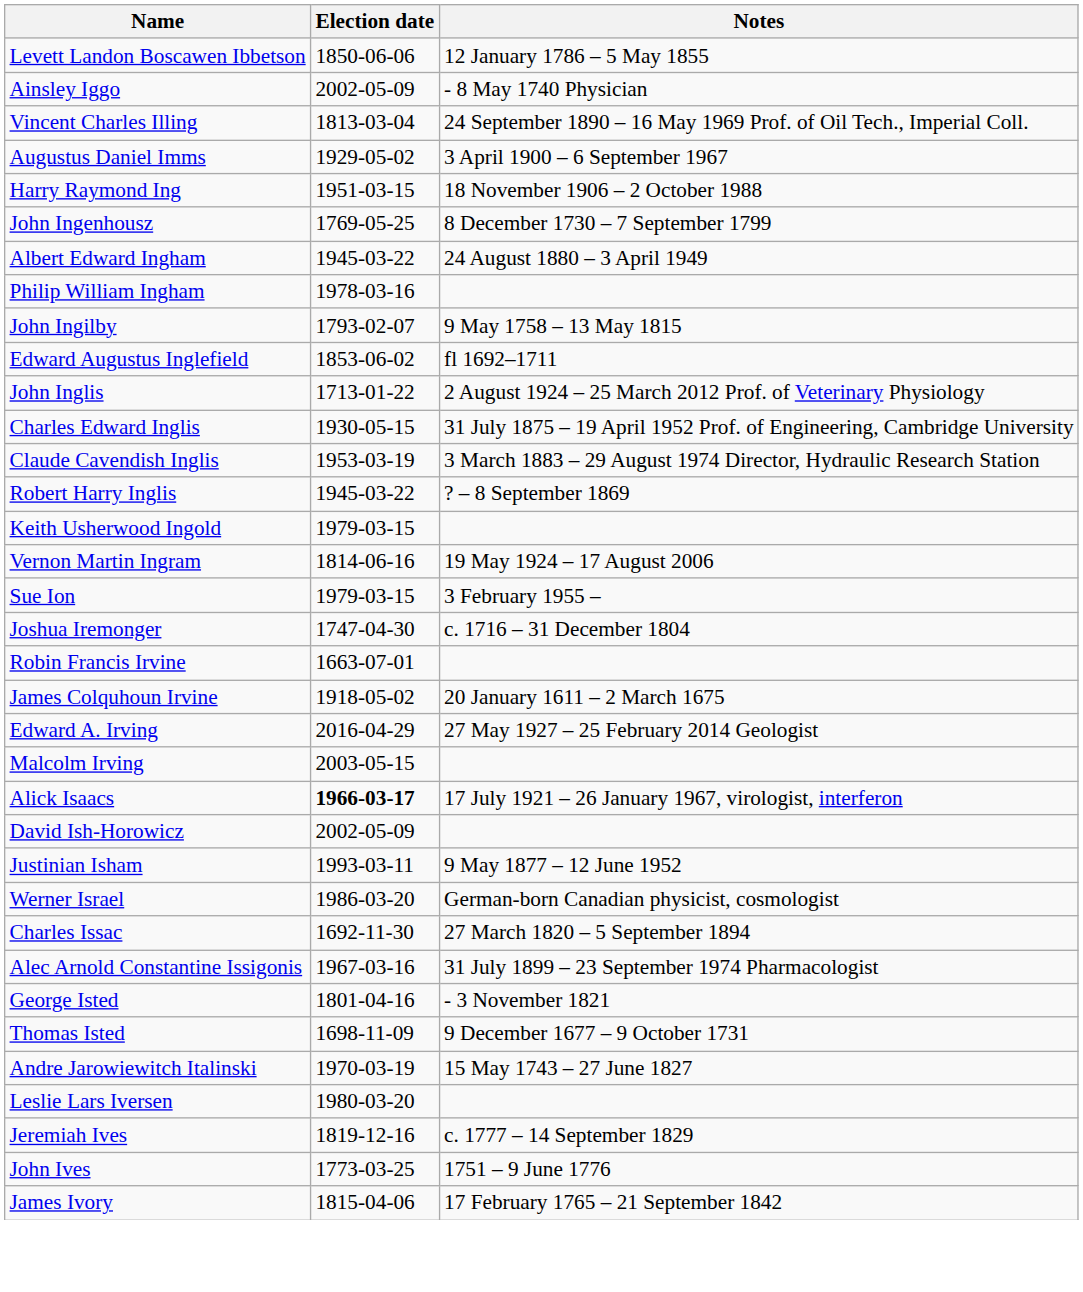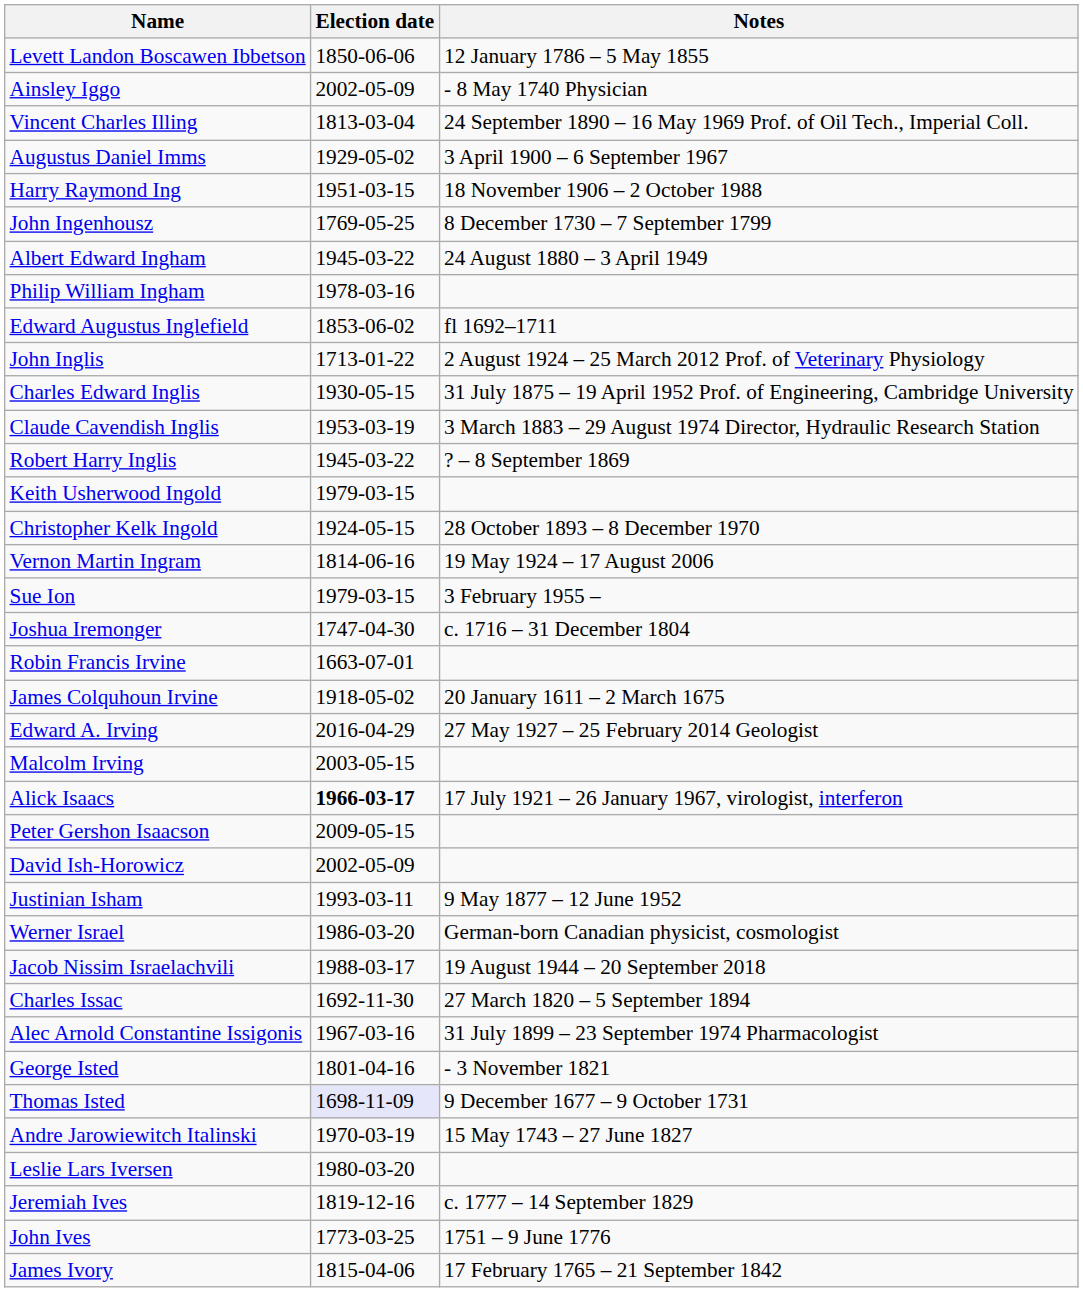- row: (63, 325)
+ row: (114, 527)
+ row: (109, 831)
+ row: (122, 966)
(365, 1033) no background -> (365, 1101) lavender background
